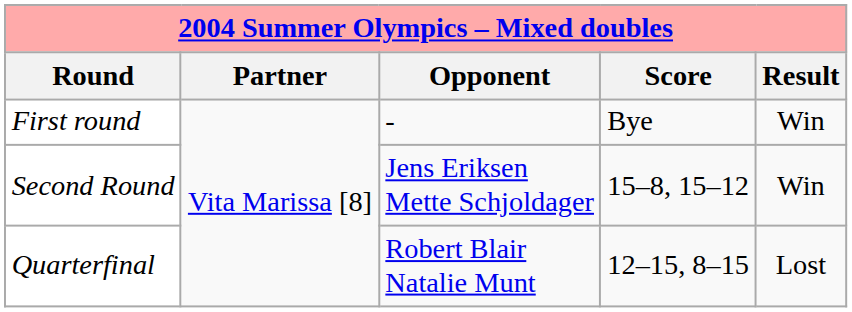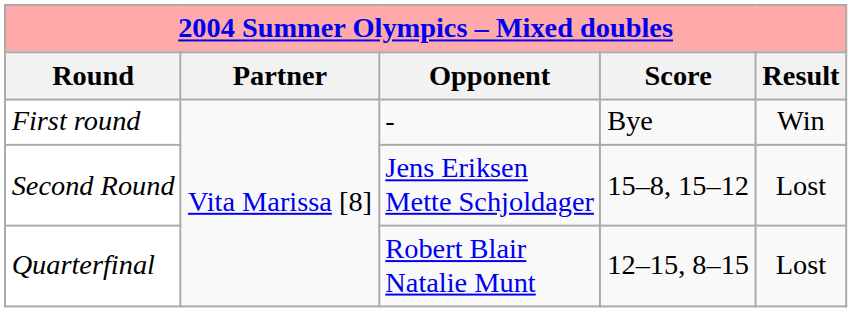(801, 185) Win -> (801, 185) Lost
